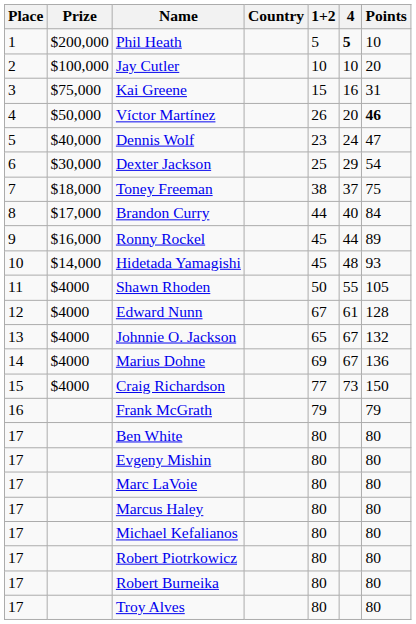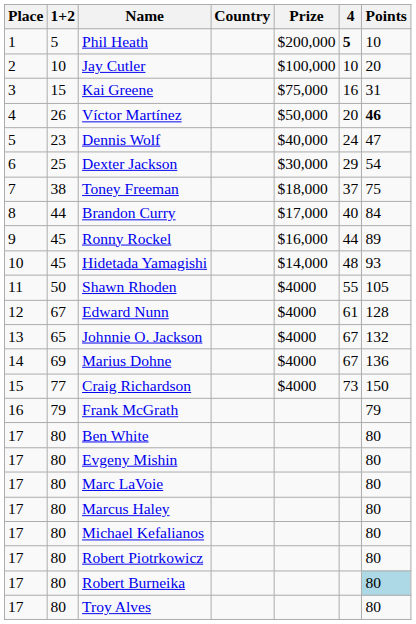columns swapped: (80, 16) <-> (323, 16)
(373, 582) no background -> (373, 582) lightblue background
